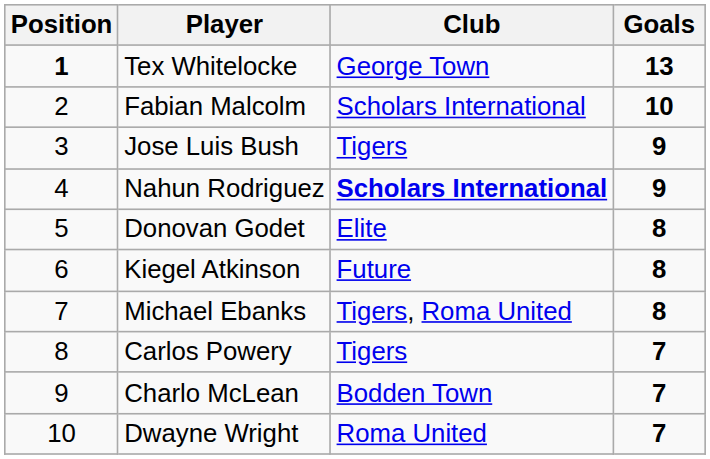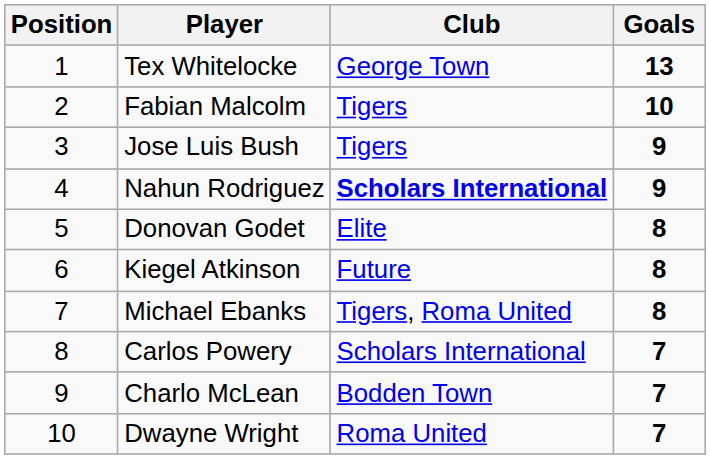(62, 65) bold -> (62, 65) normal
(461, 106) Scholars International -> (372, 106) Tigers
(372, 351) Tigers -> (461, 351) Scholars International
